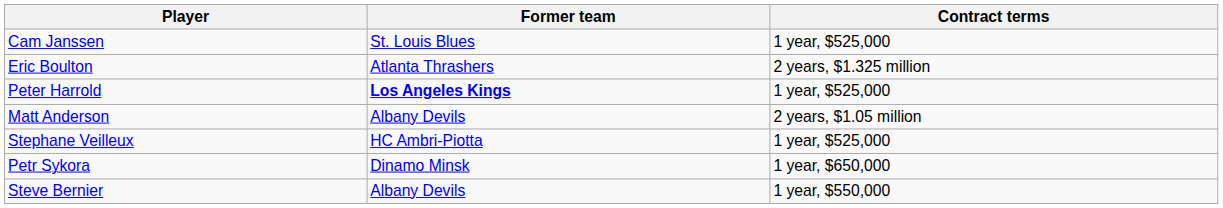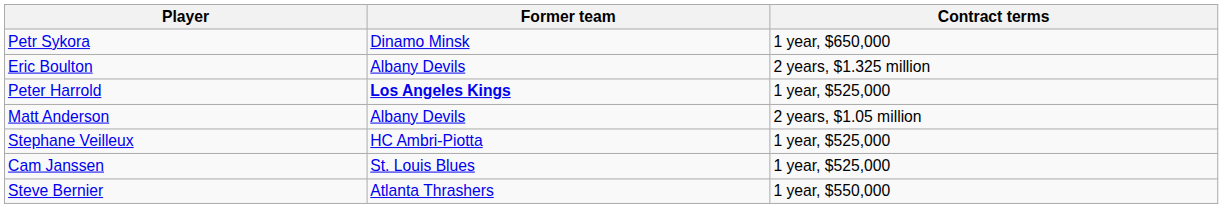rows swapped: (56, 41) <-> (49, 166)
(432, 66) Atlanta Thrashers -> (418, 66) Albany Devils
(418, 191) Albany Devils -> (432, 191) Atlanta Thrashers
